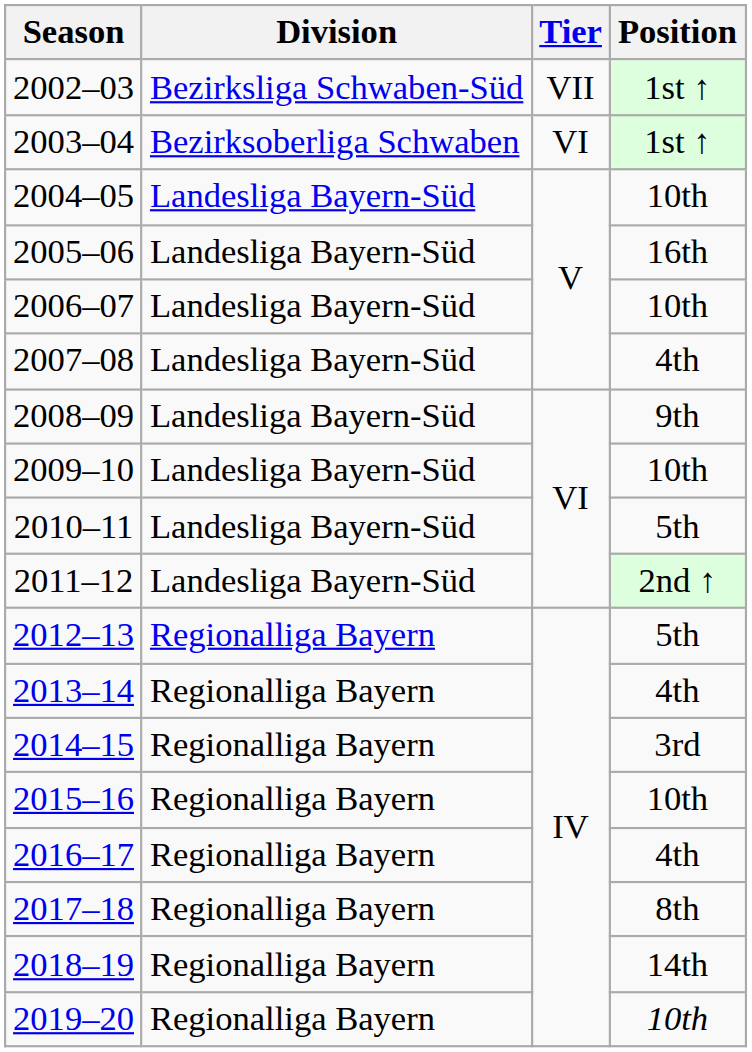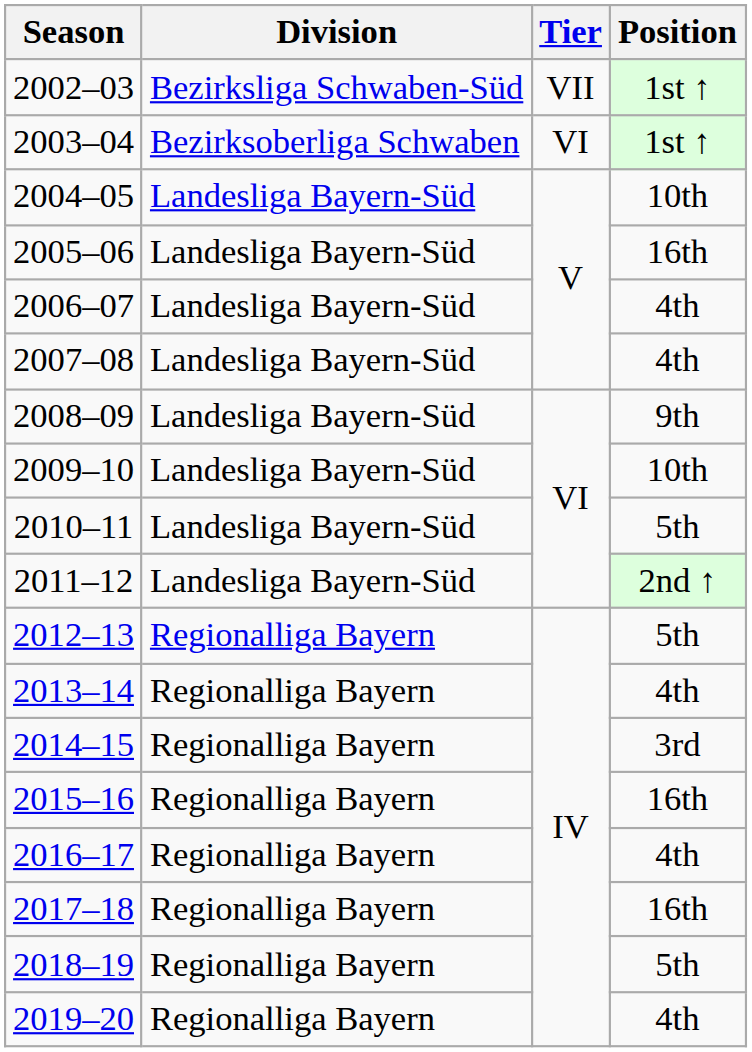(677, 305) 10th -> (677, 305) 4th
(677, 799) 10th -> (677, 799) 16th
(677, 908) 8th -> (677, 908) 16th
(677, 963) 14th -> (677, 963) 5th
(677, 1018) 10th -> (677, 1018) 4th
